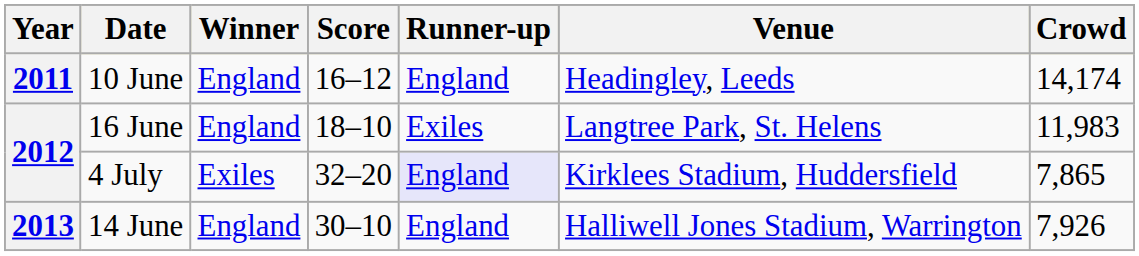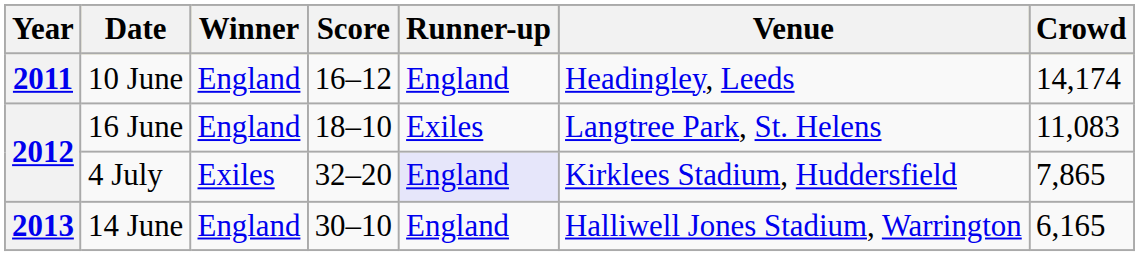(1078, 126) 11,983 -> (1078, 126) 11,083
(1071, 224) 7,926 -> (1071, 224) 6,165
